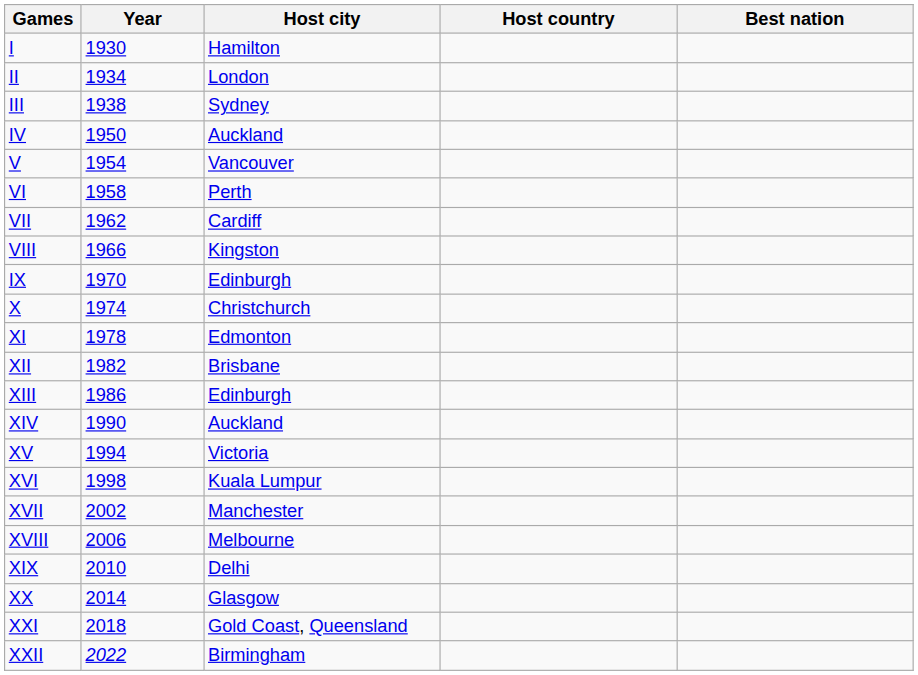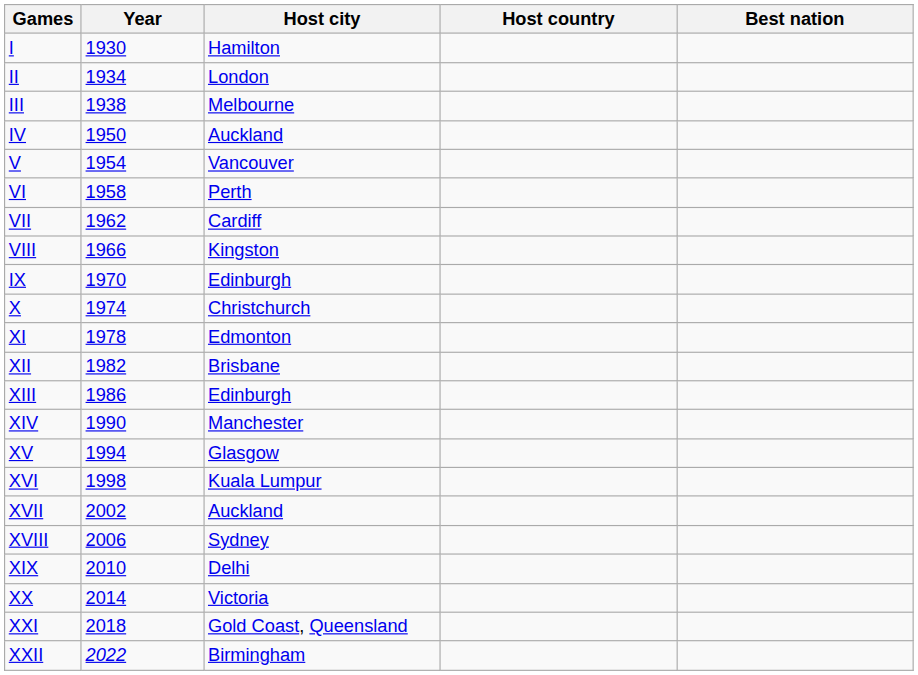(238, 105) Sydney -> (251, 105) Melbourne
(246, 423) Auckland -> (256, 423) Manchester
(238, 452) Victoria -> (243, 452) Glasgow
(256, 510) Manchester -> (246, 510) Auckland
(251, 539) Melbourne -> (238, 539) Sydney
(243, 597) Glasgow -> (238, 597) Victoria
